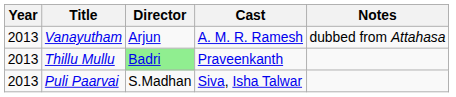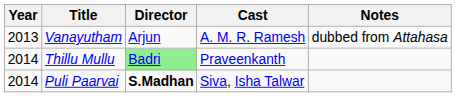(23, 59) 2013 -> (23, 59) 2014
(23, 81) 2013 -> (23, 81) 2014
(160, 81) normal -> (161, 81) bold
